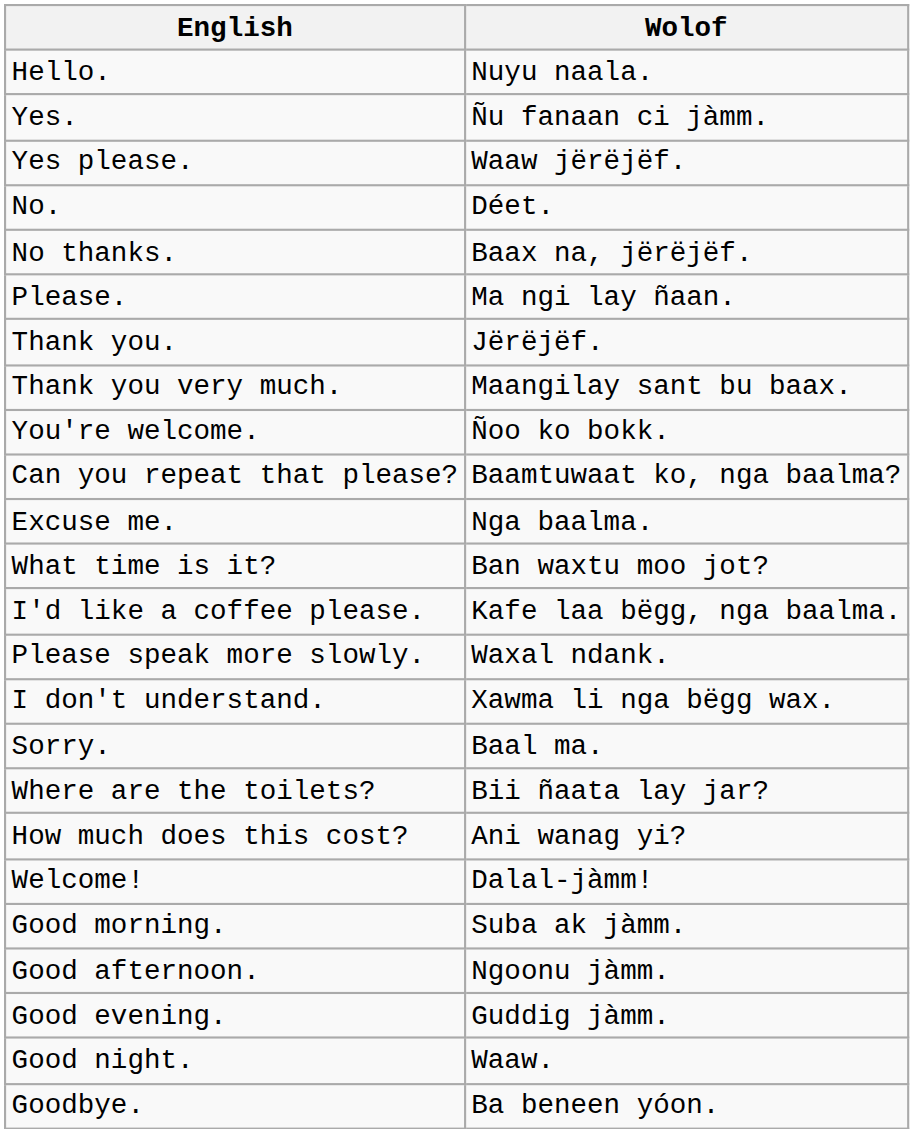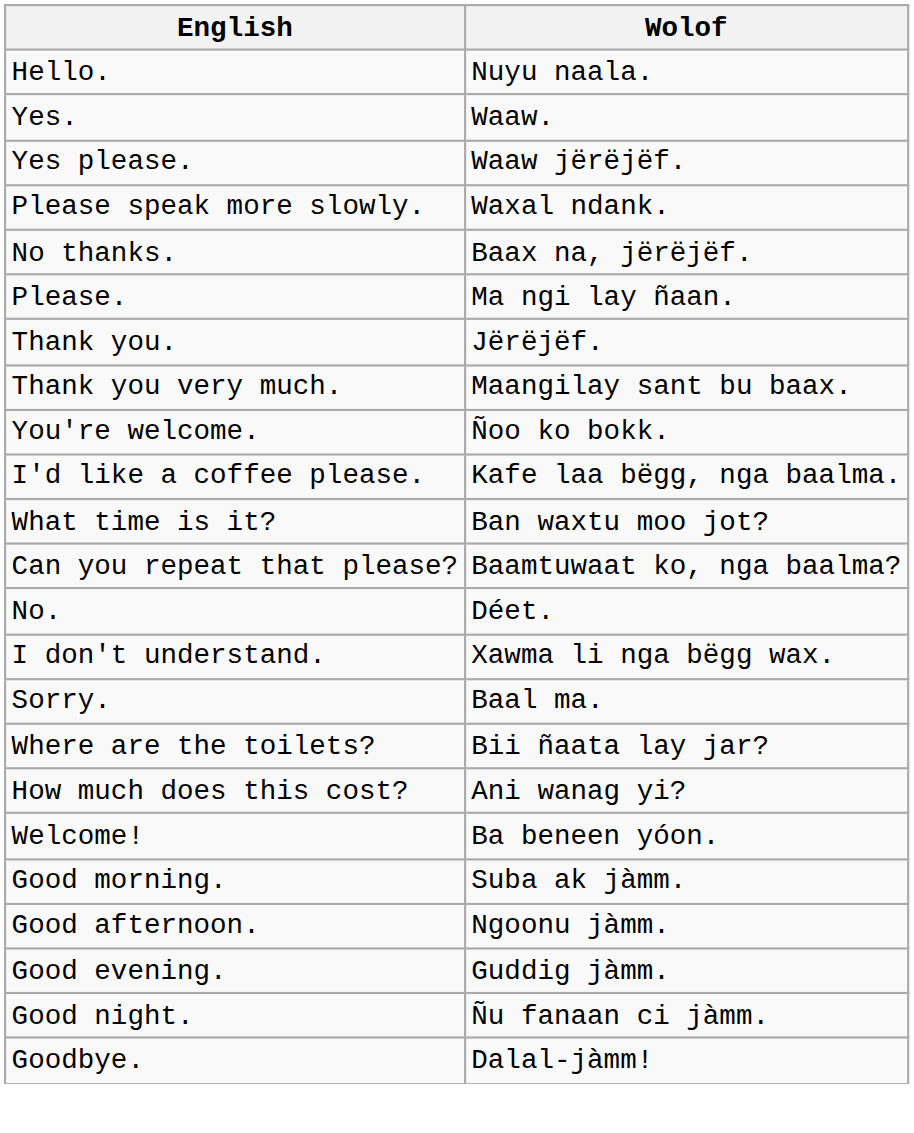(620, 117) Ñu fanaan ci jàmm. -> (513, 117) Waaw.
rows swapped: (36, 207) <-> (218, 656)
rows swapped: (218, 611) <-> (235, 477)
- row: (94, 522)
(562, 881) Dalal-jàmm! -> (595, 836) Ba beneen yóon.
(513, 1061) Waaw. -> (620, 1016) Ñu fanaan ci jàmm.
(595, 1106) Ba beneen yóon. -> (562, 1061) Dalal-jàmm!
